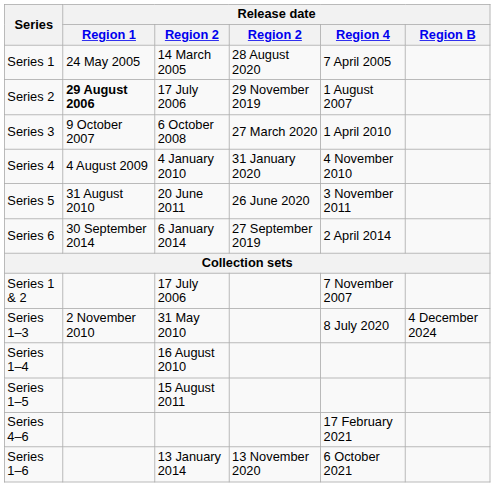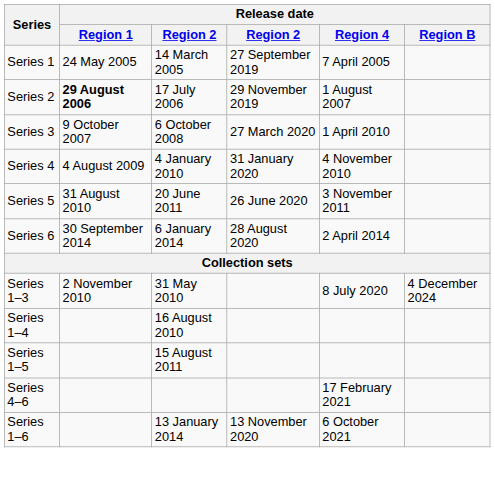(261, 62) 28 August 2020 -> (270, 62) 27 September 2019
(272, 235) 27 September 2019 -> (258, 235) 28 August 2020
- row: (31, 290)
